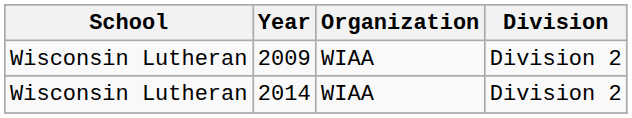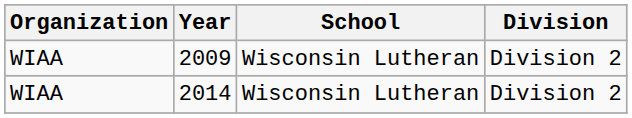columns swapped: (129, 23) <-> (400, 23)
